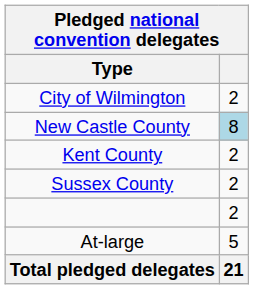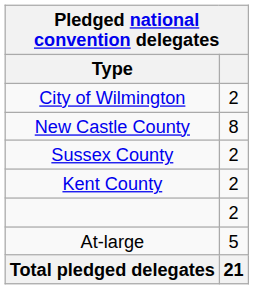(234, 126) lightblue background -> (234, 126) no background
rows swapped: (112, 155) <-> (112, 184)
